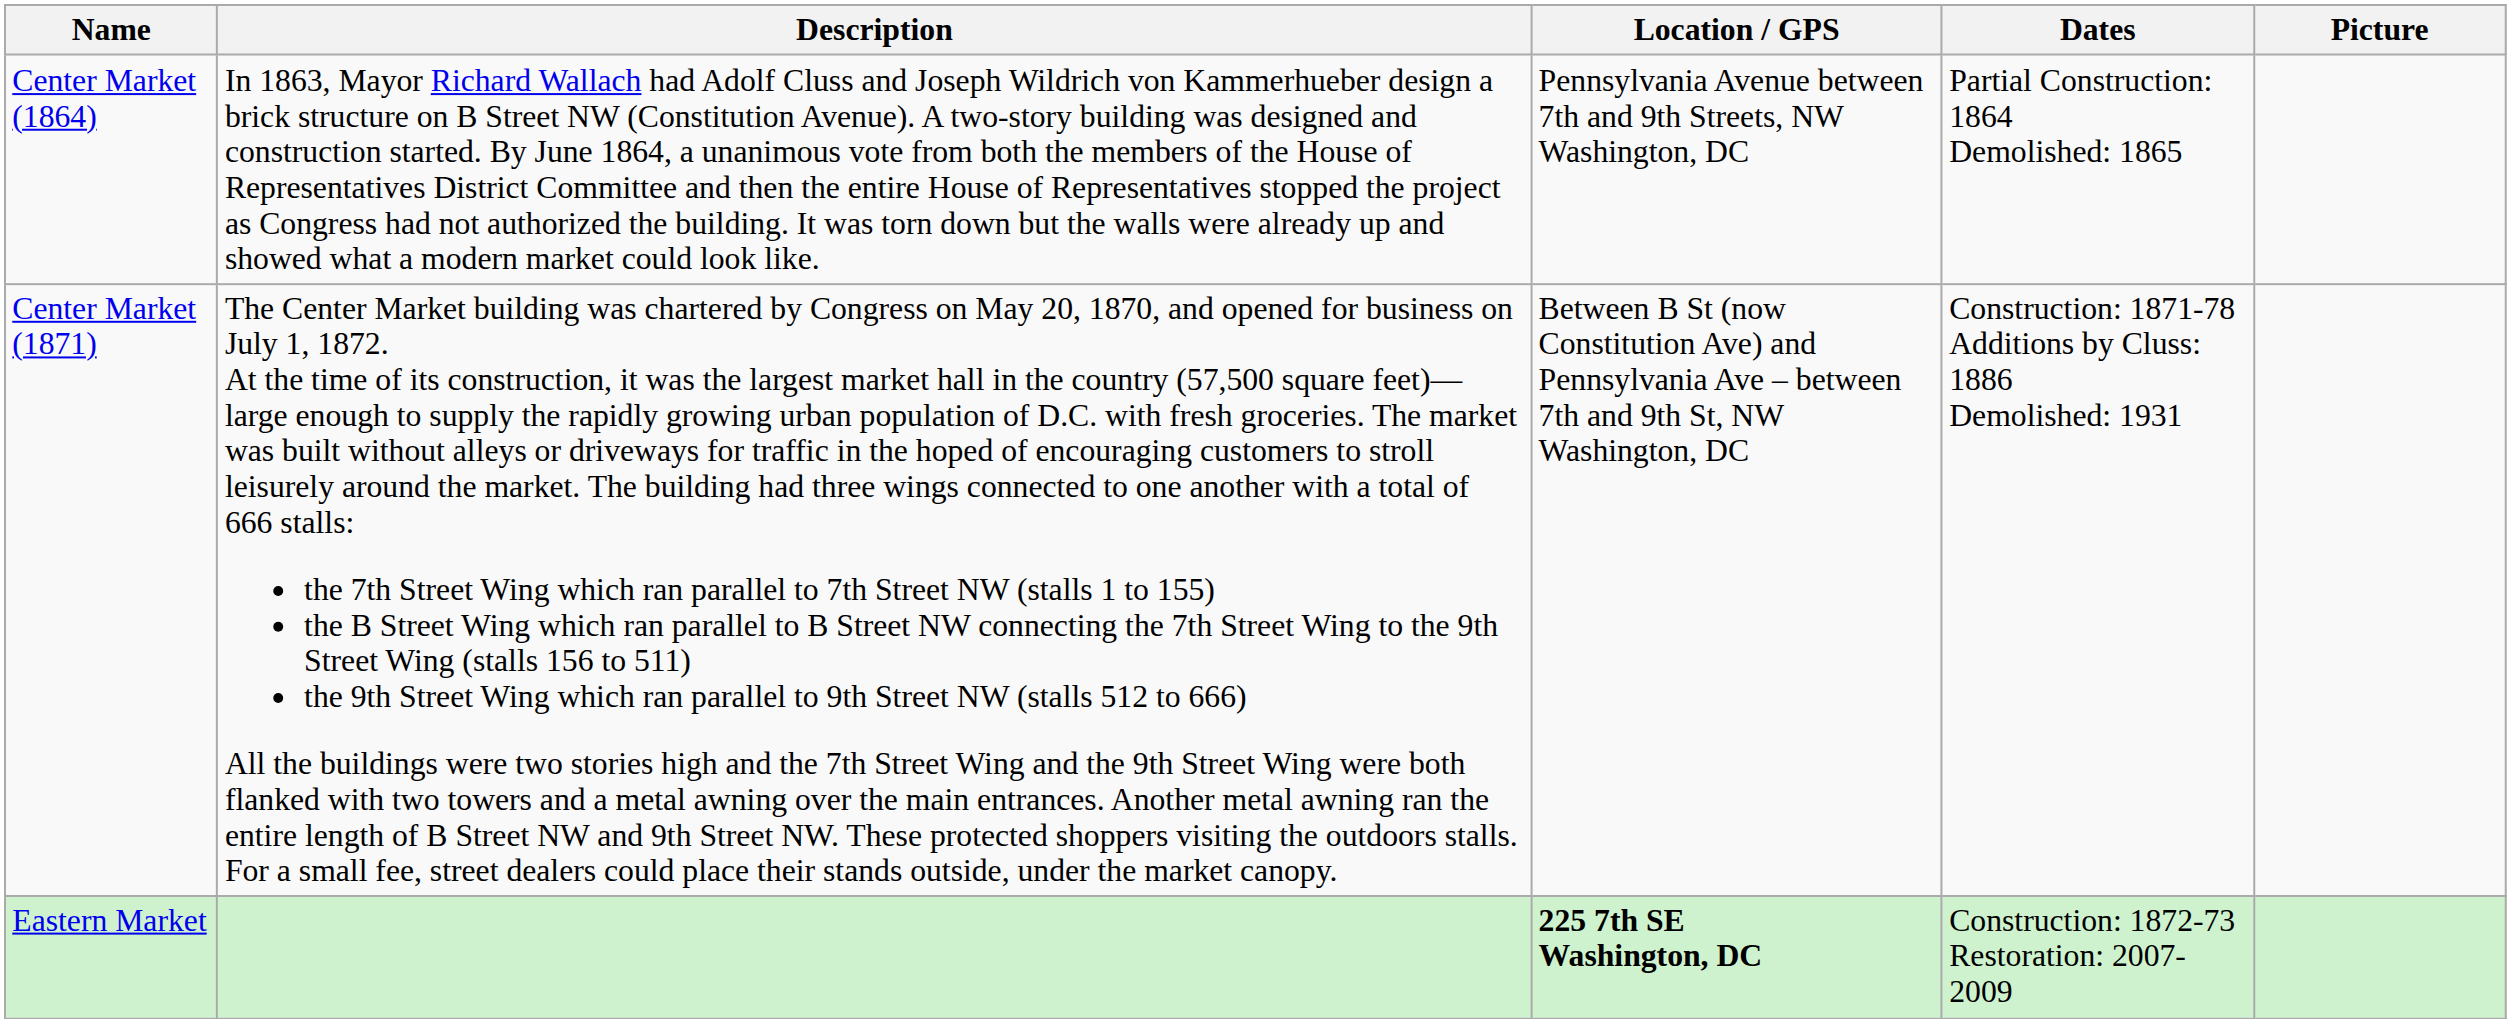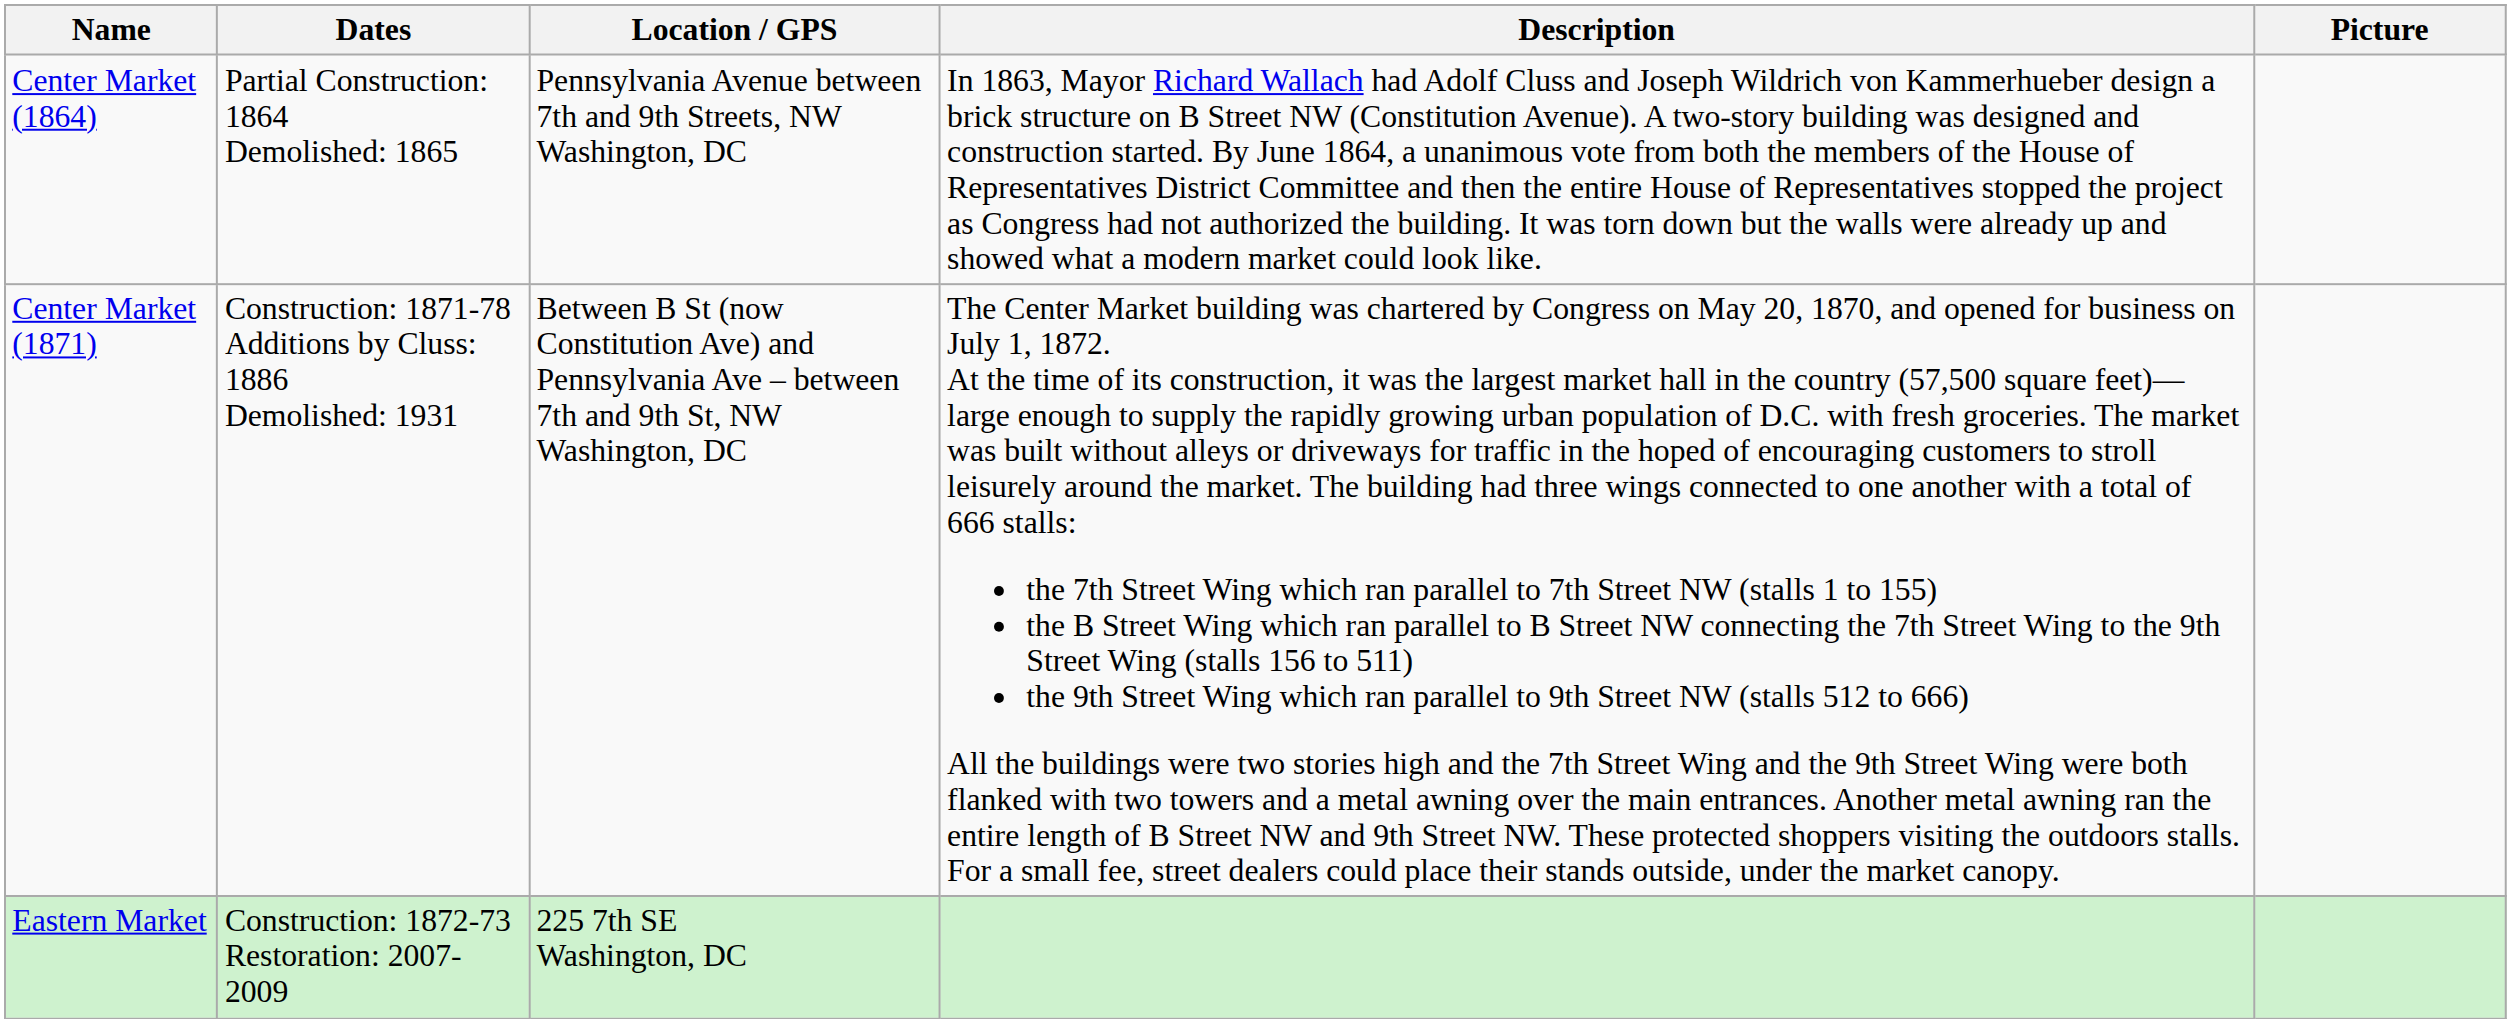columns swapped: (2098, 29) <-> (874, 29)
(1650, 938) bold -> (642, 938) normal
